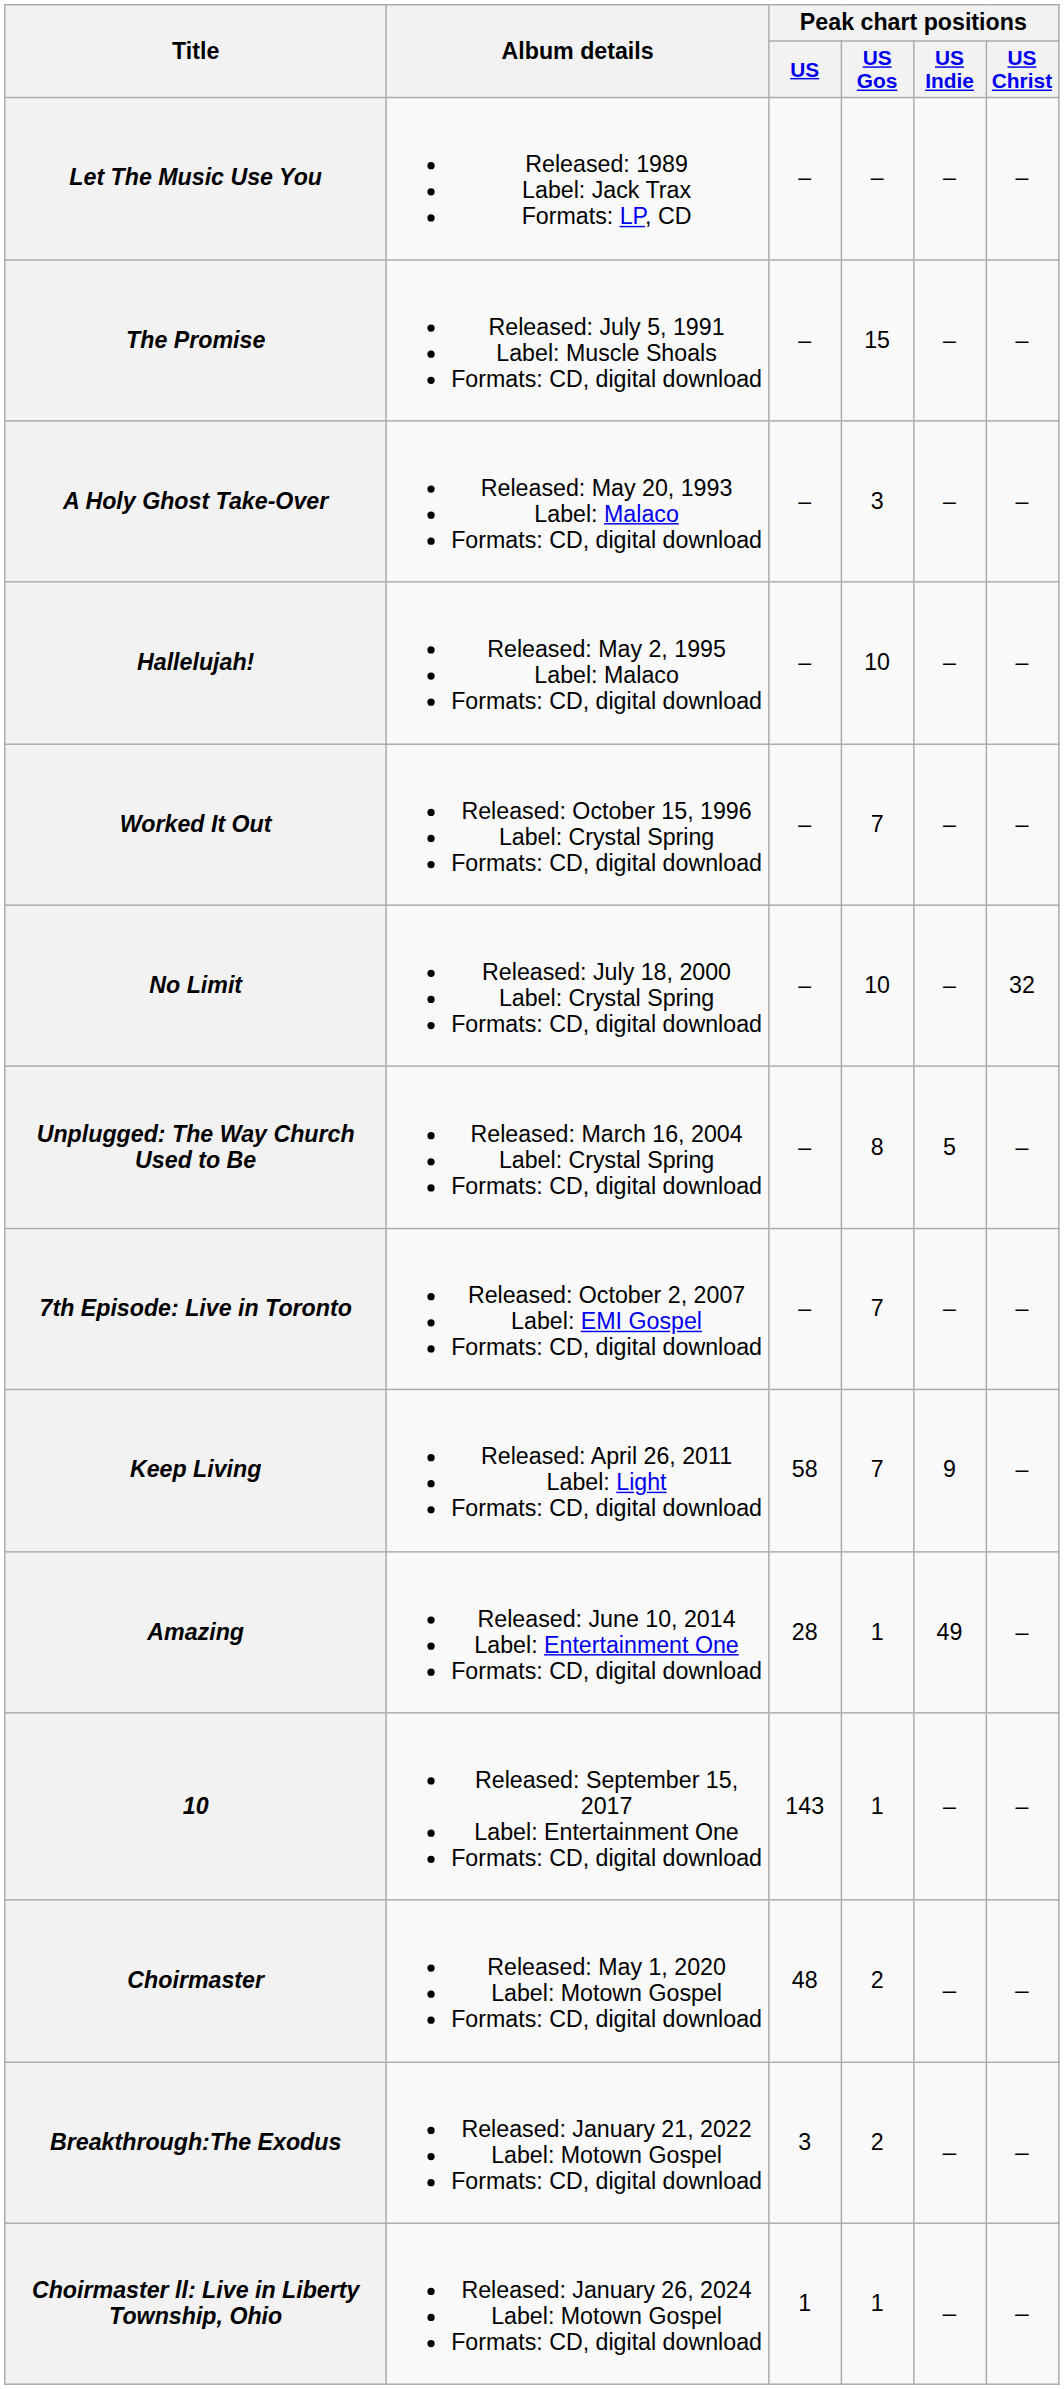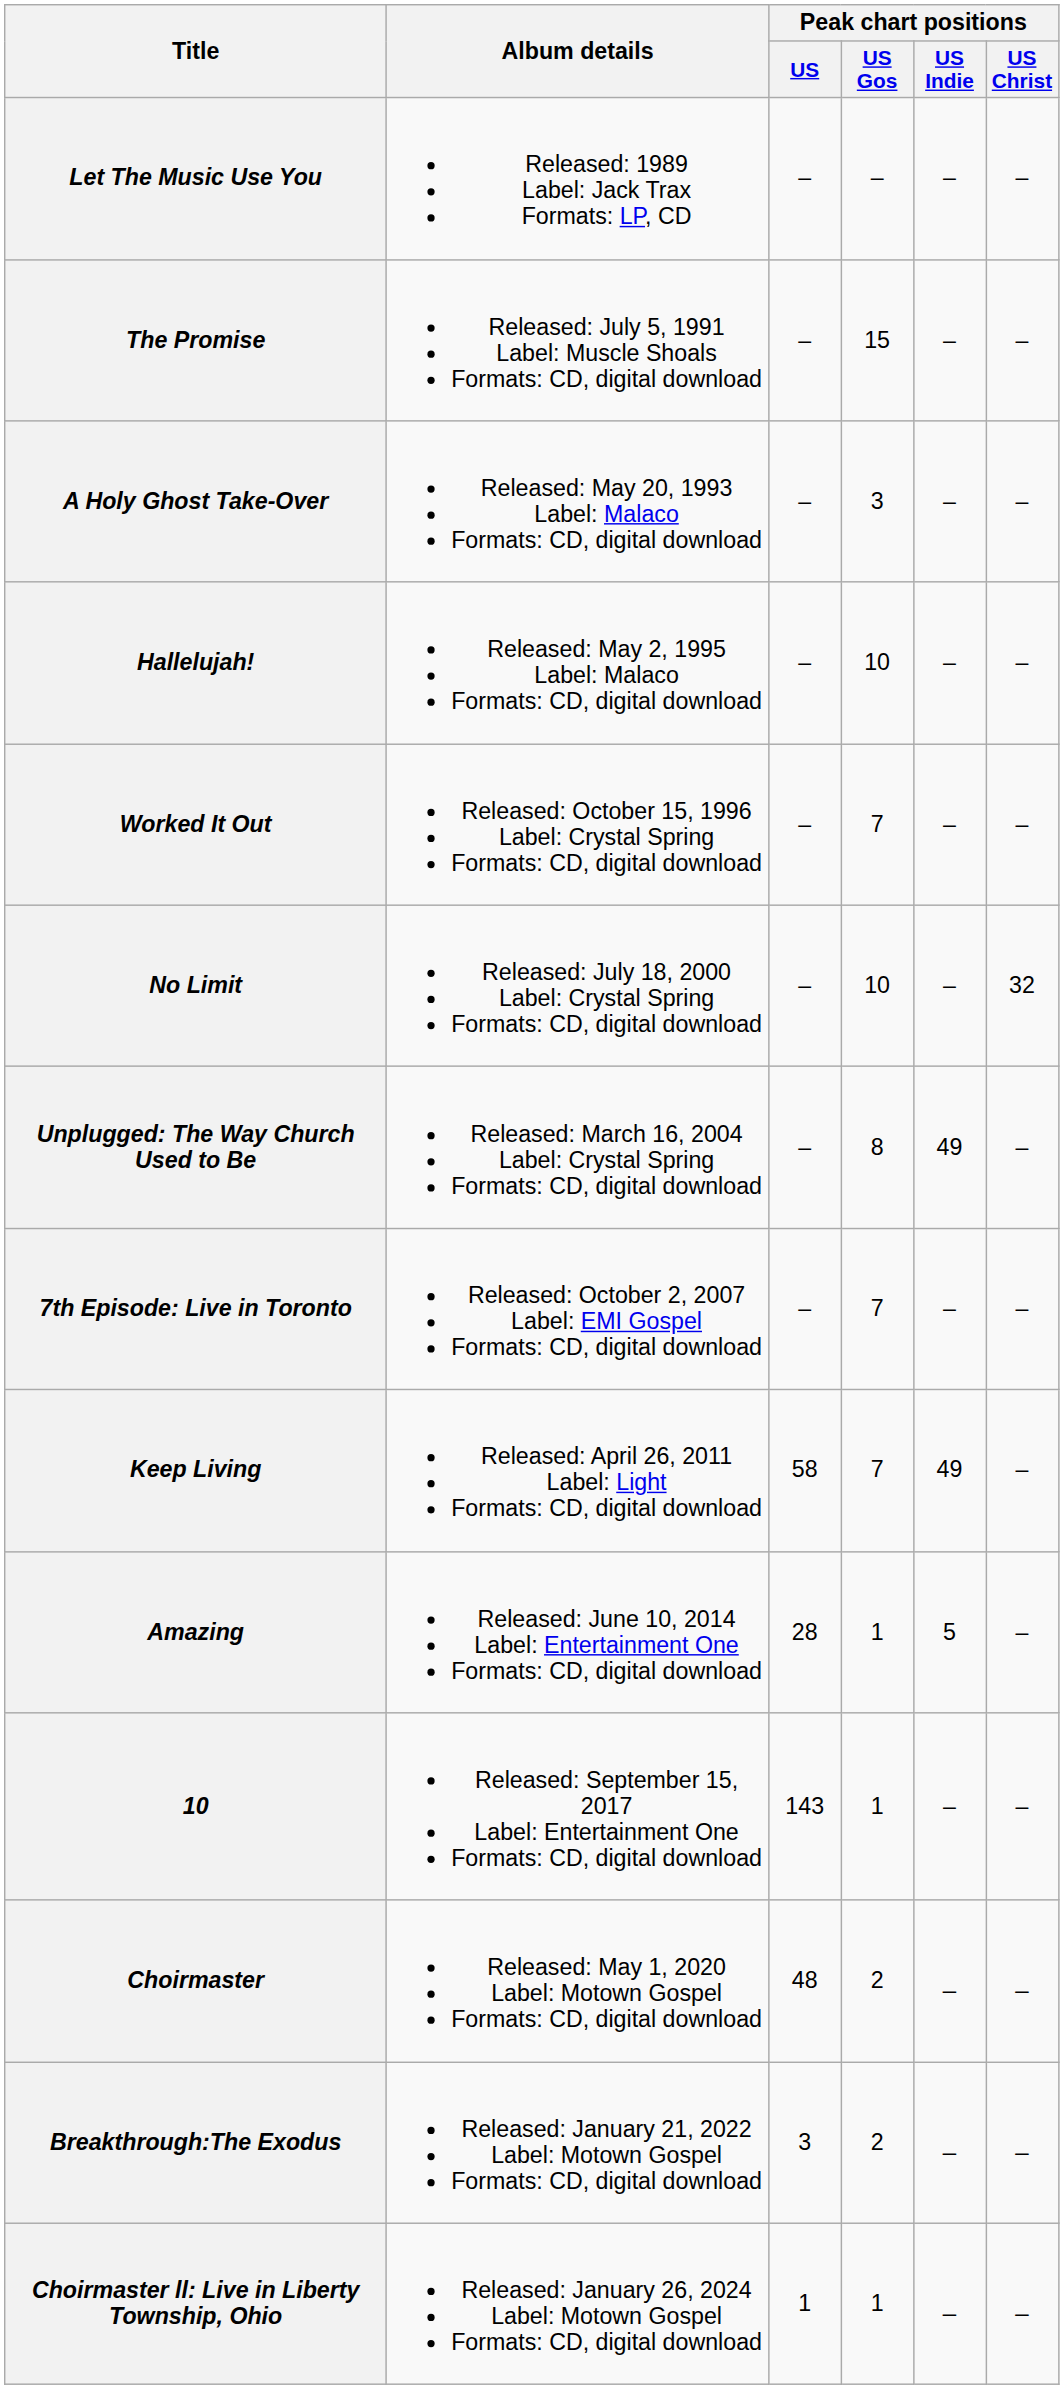(950, 1147) 5 -> (950, 1147) 49
(950, 1470) 9 -> (950, 1470) 49
(950, 1631) 49 -> (950, 1631) 5
